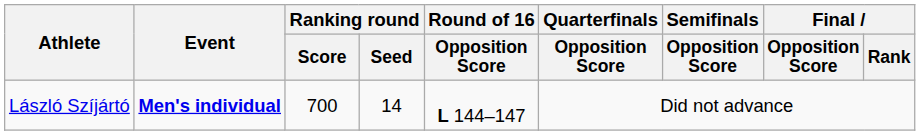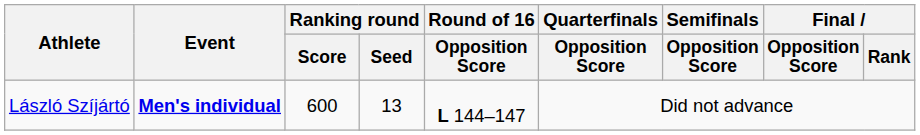(322, 106) 700 -> (322, 106) 600
(391, 106) 14 -> (391, 106) 13
